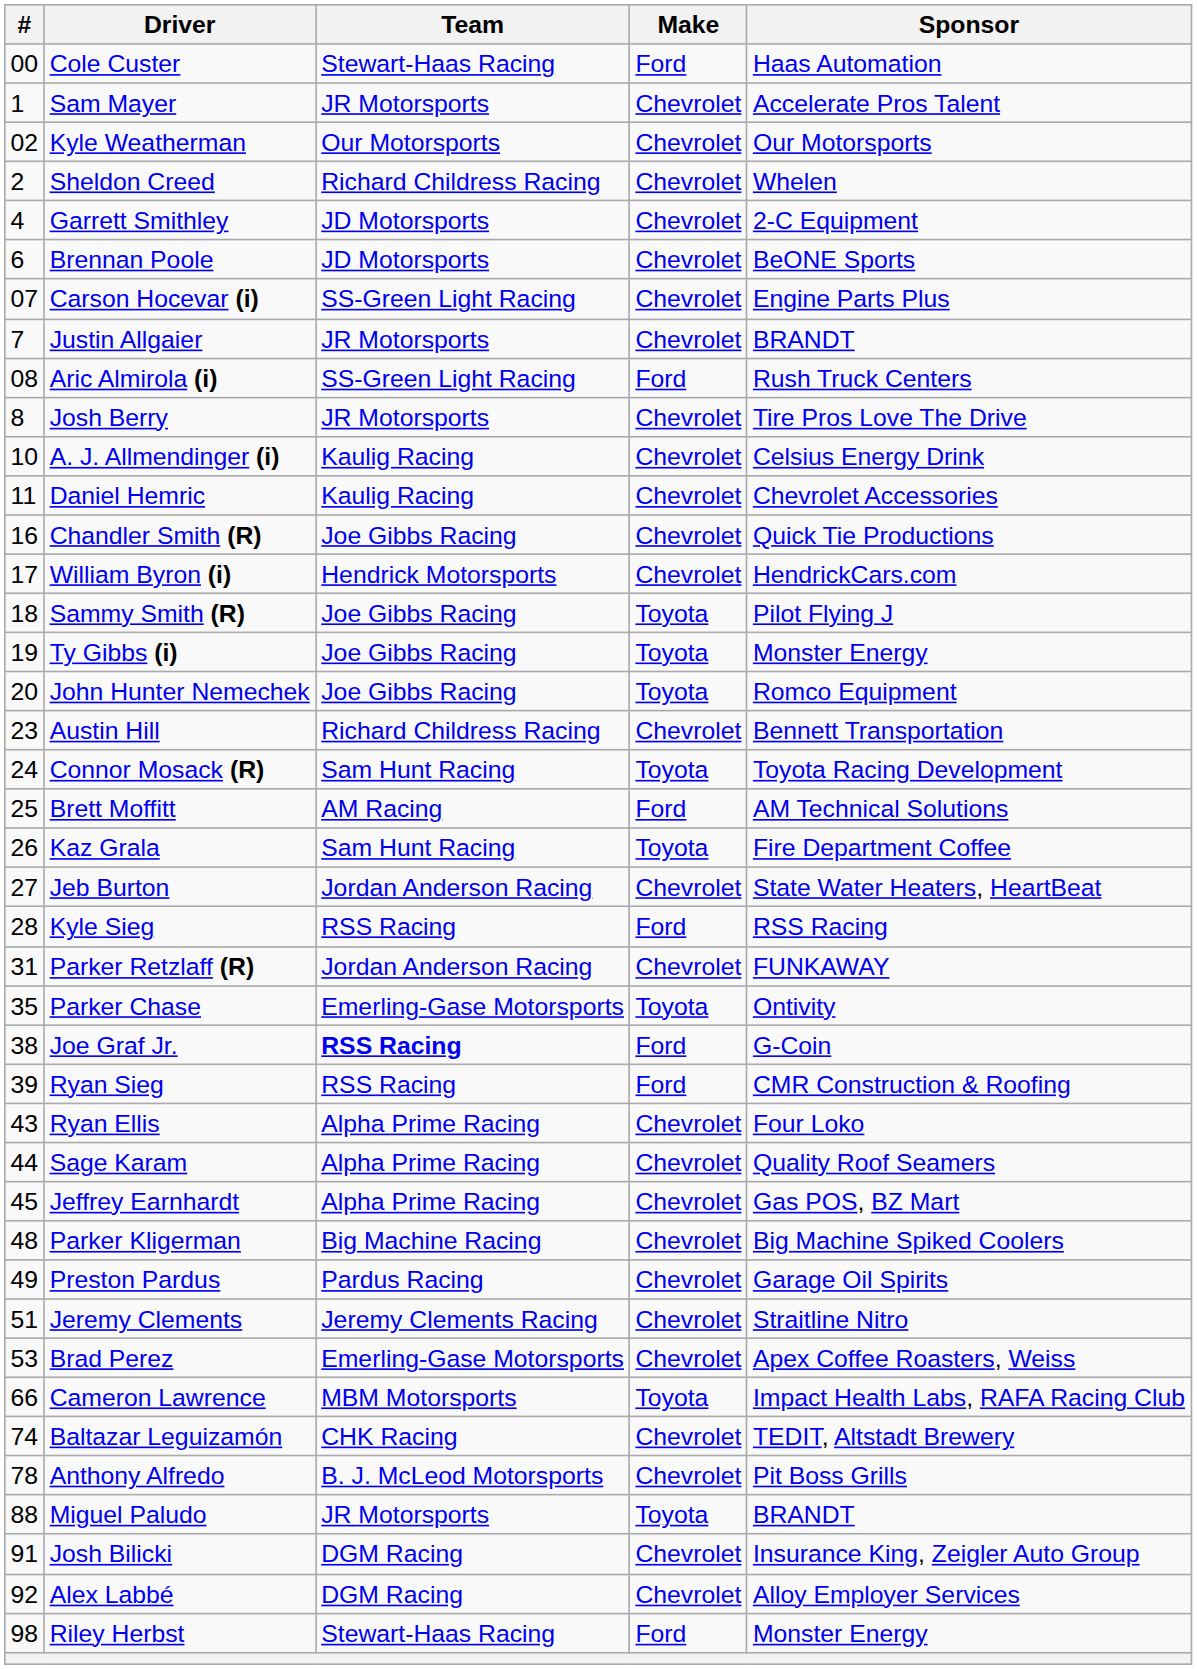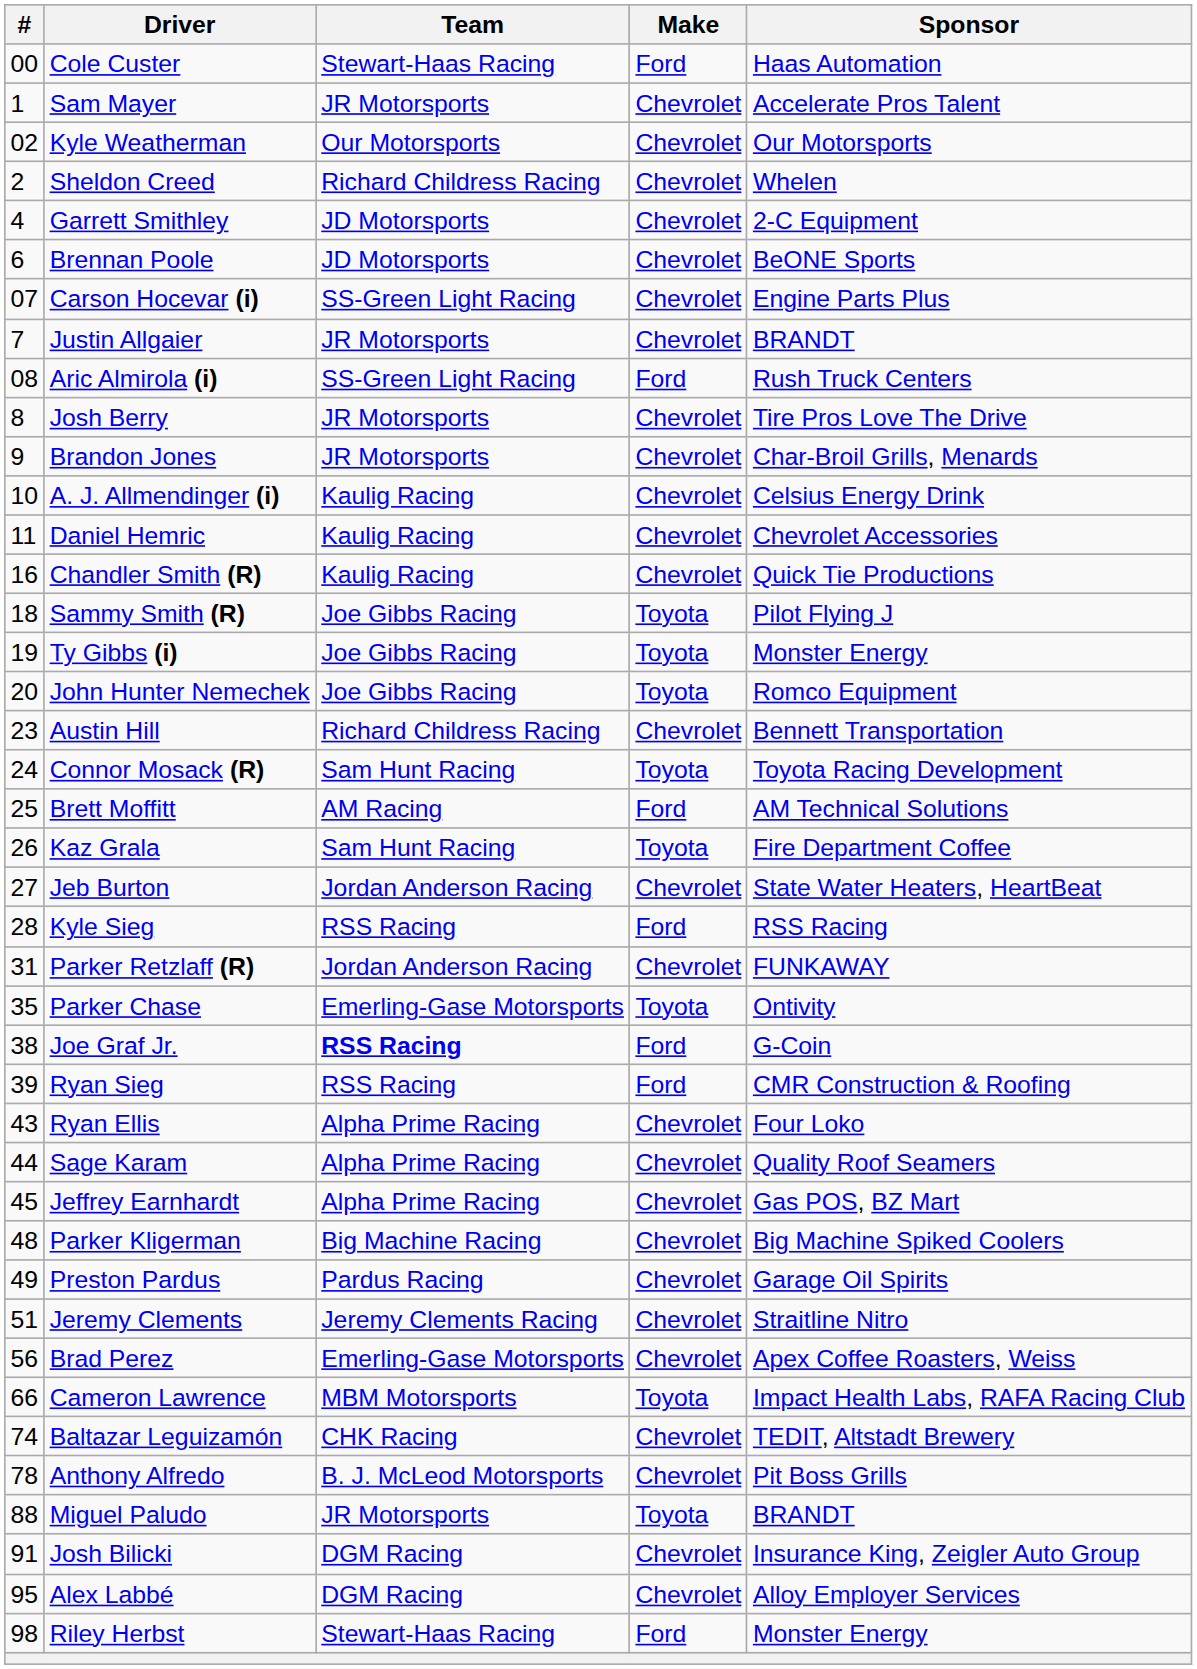+ row: (133, 456)
(419, 534) Joe Gibbs Racing -> (398, 574) Kaulig Racing
- row: (140, 574)
(24, 1358) 53 -> (24, 1358) 56
(24, 1593) 92 -> (24, 1593) 95
